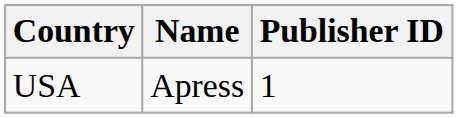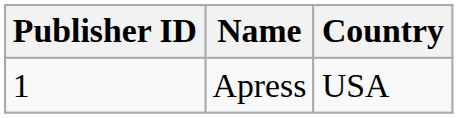columns swapped: (352, 31) <-> (74, 31)
